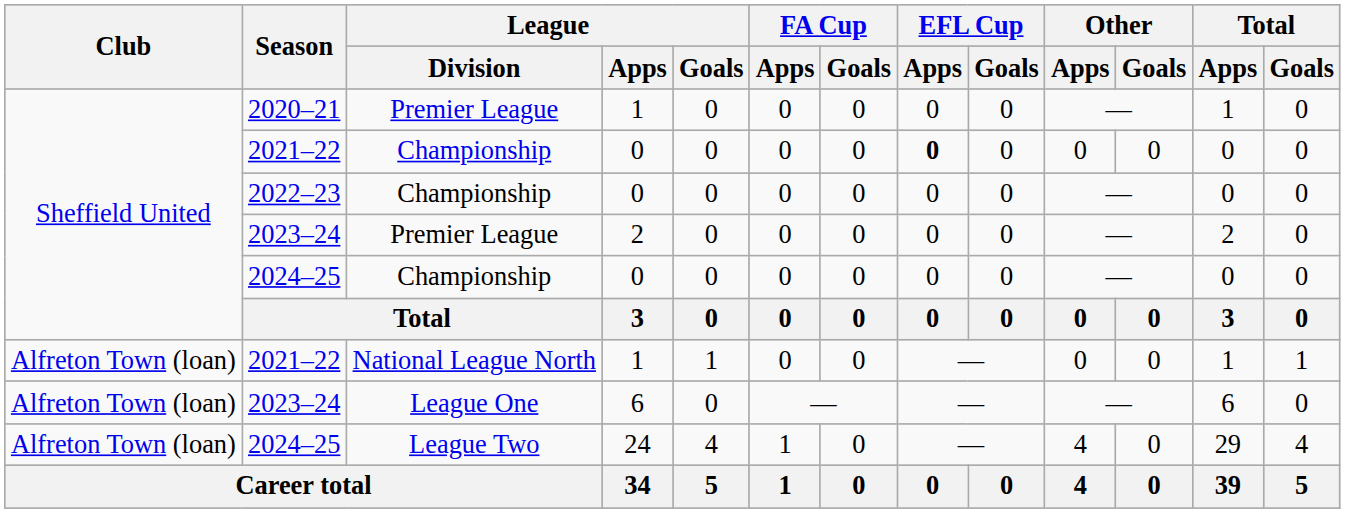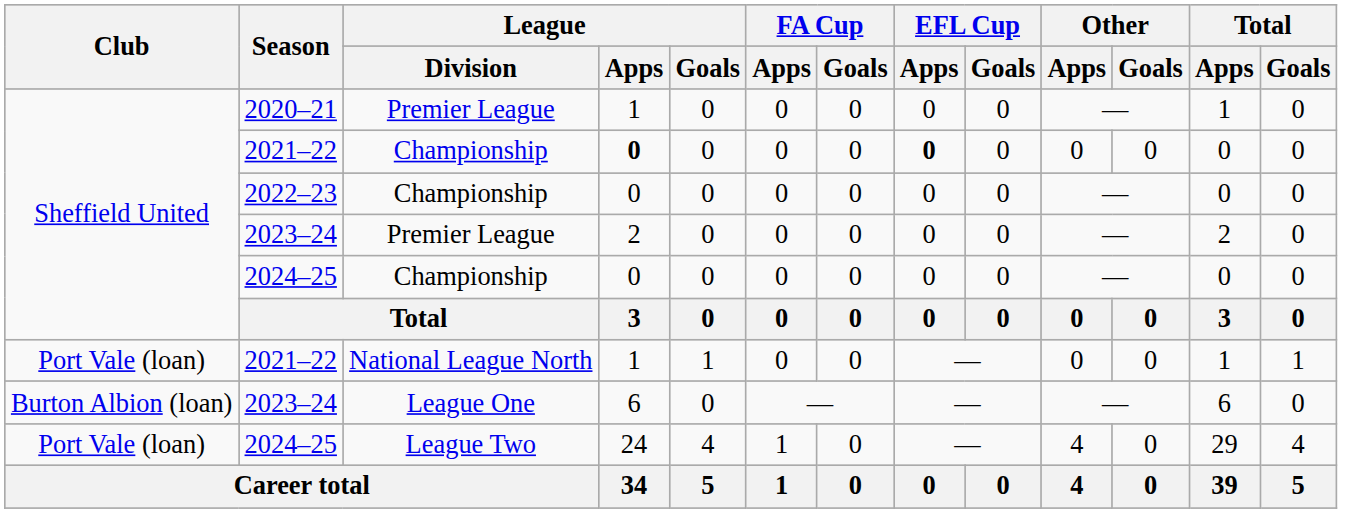(637, 151) normal -> (634, 151) bold
(123, 360) Alfreton Town (loan) -> (122, 360) Port Vale (loan)
(123, 402) Alfreton Town (loan) -> (122, 402) Burton Albion (loan)
(123, 444) Alfreton Town (loan) -> (122, 444) Port Vale (loan)
